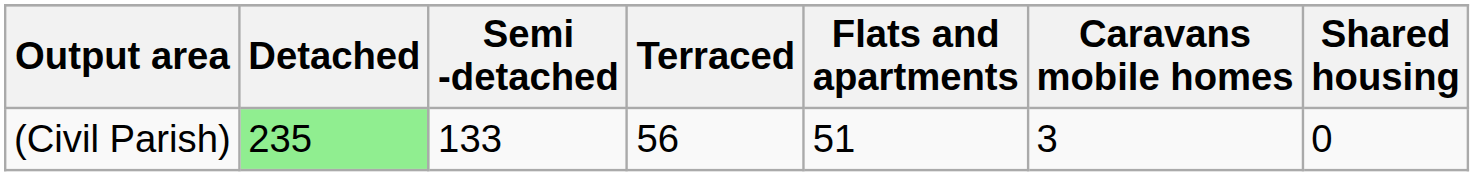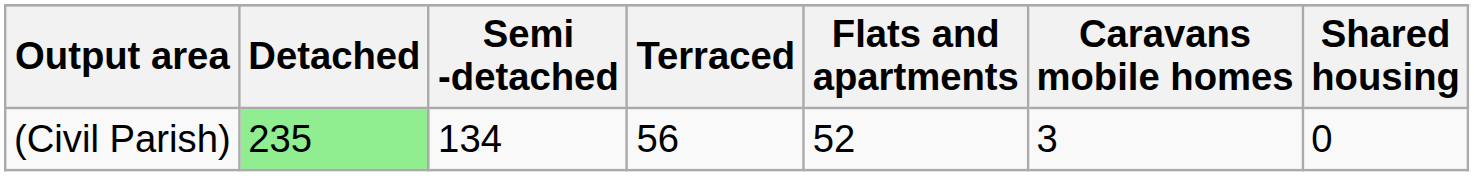(470, 138) 133 -> (470, 138) 134
(834, 138) 51 -> (834, 138) 52
